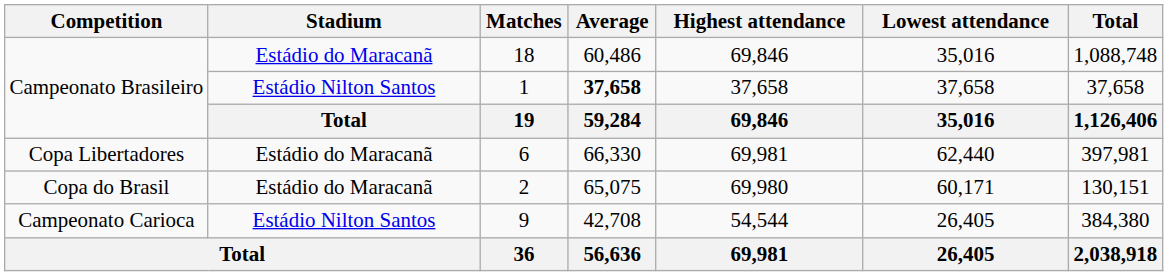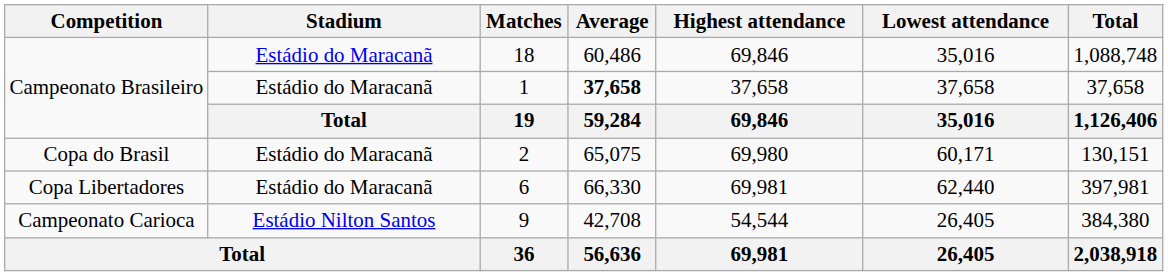(344, 87) Estádio Nilton Santos -> (344, 87) Estádio do Maracanã
rows swapped: (524, 187) <-> (524, 154)
